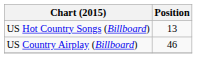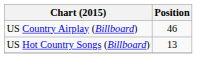rows swapped: (72, 45) <-> (78, 28)
